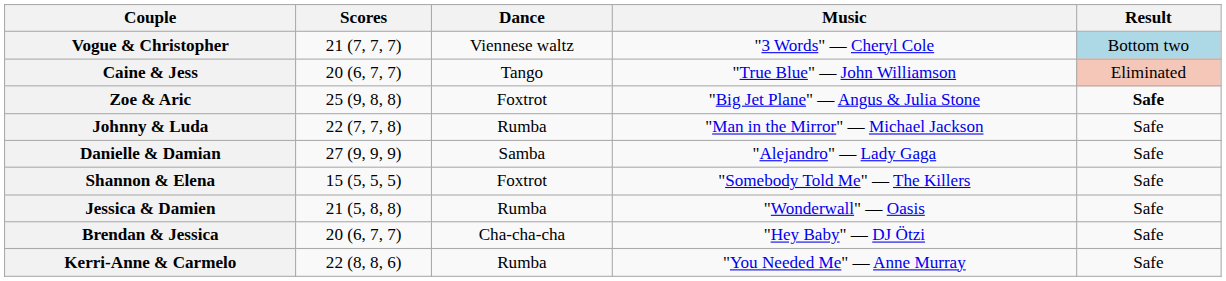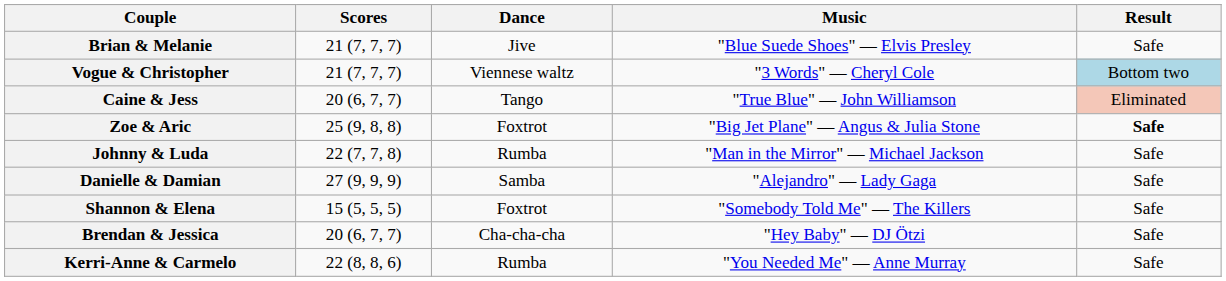+ row: (150, 45)
- row: (150, 208)
